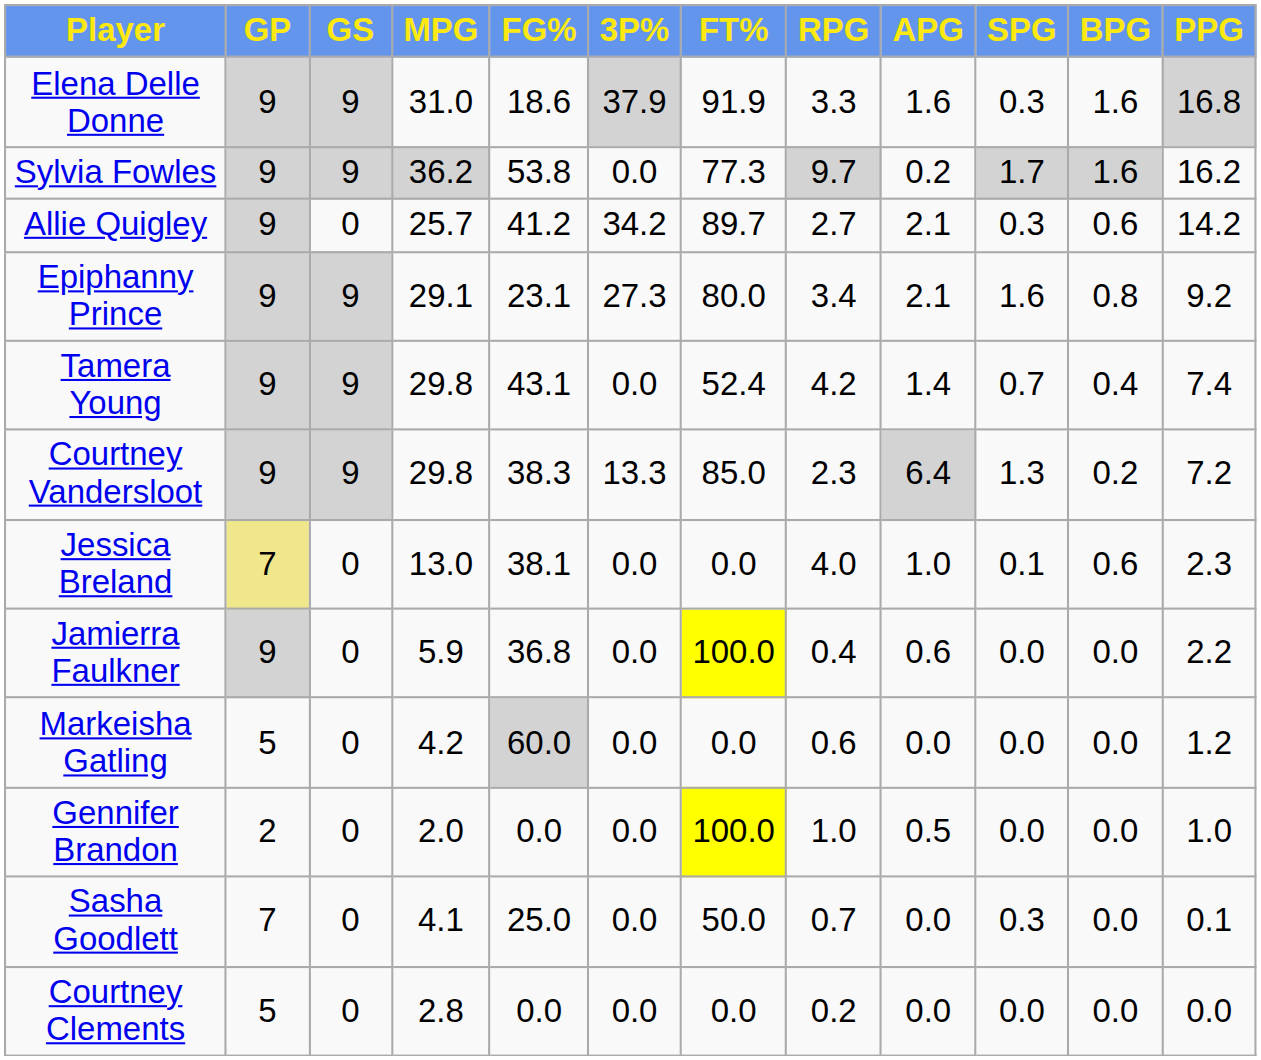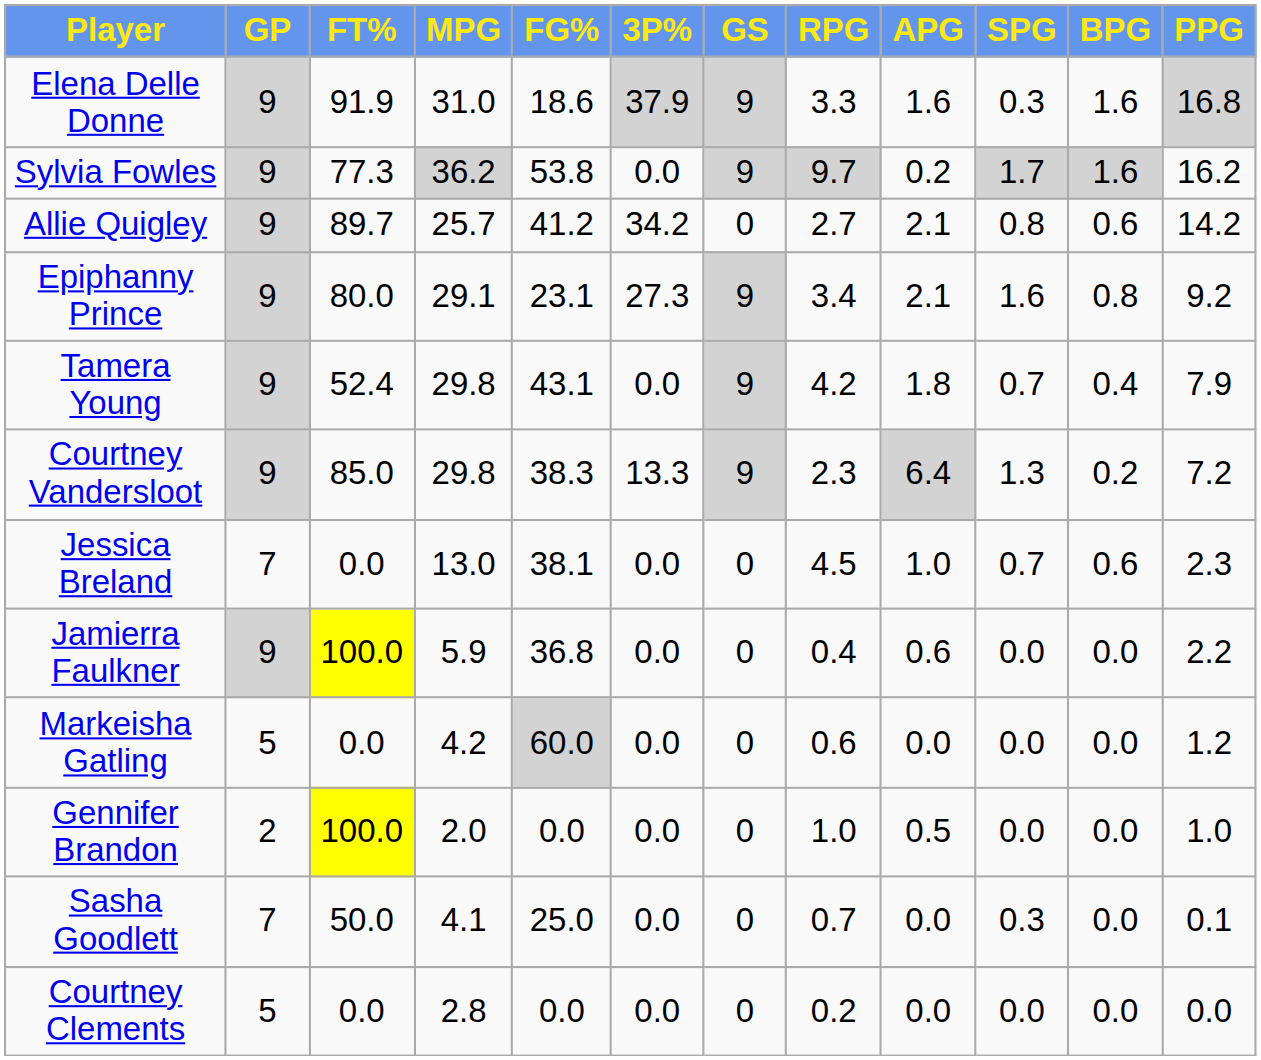columns swapped: (350, 30) <-> (734, 30)
(1022, 224) 0.3 -> (1022, 224) 0.8
(928, 384) 1.4 -> (928, 384) 1.8
(1209, 384) 7.4 -> (1209, 384) 7.9
(268, 563) khaki background -> (268, 563) no background
(834, 563) 4.0 -> (834, 563) 4.5
(1022, 563) 0.1 -> (1022, 563) 0.7
